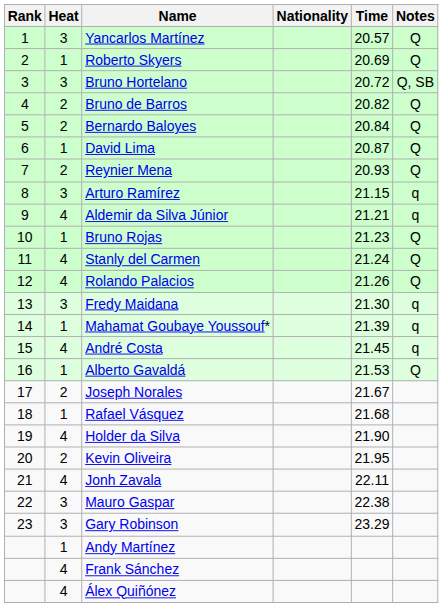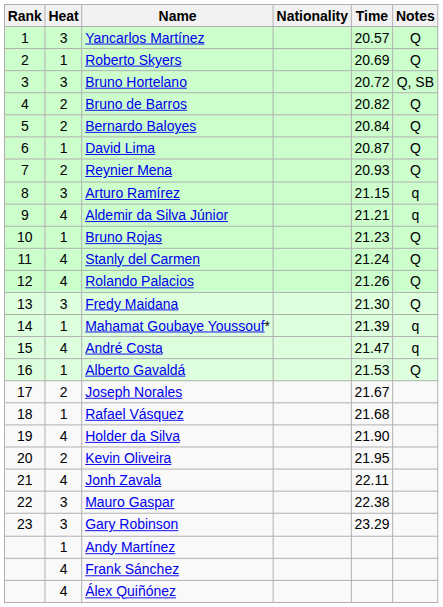(415, 304) q -> (415, 304) Q
(372, 348) 21.45 -> (372, 348) 21.47
